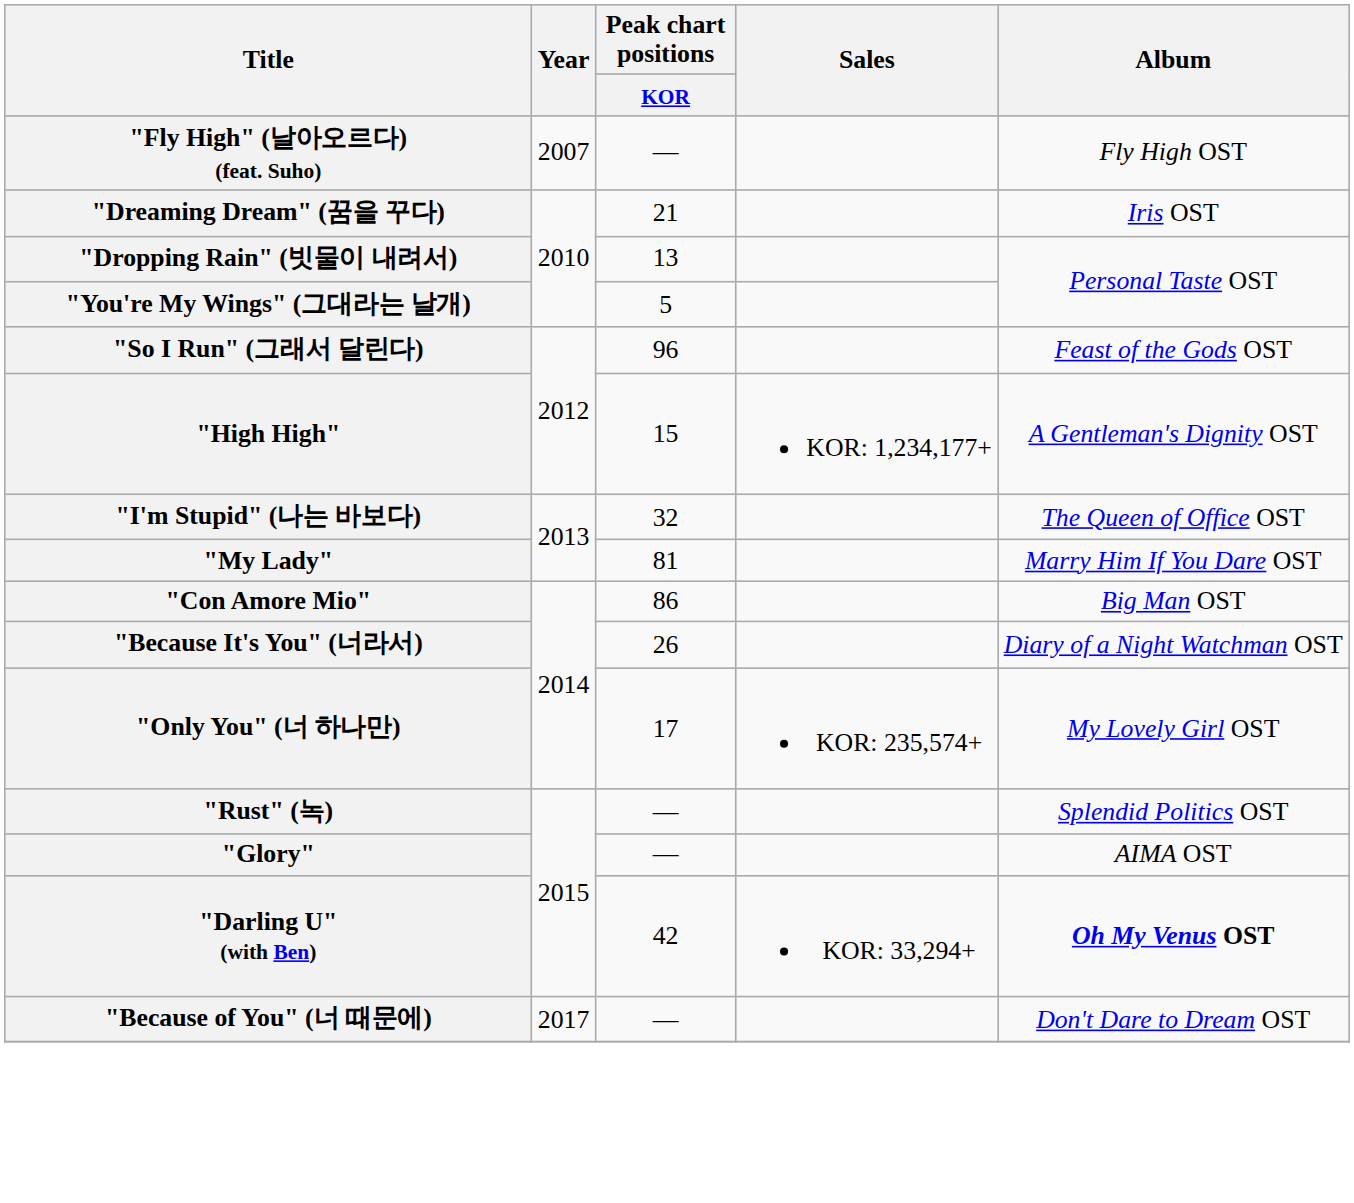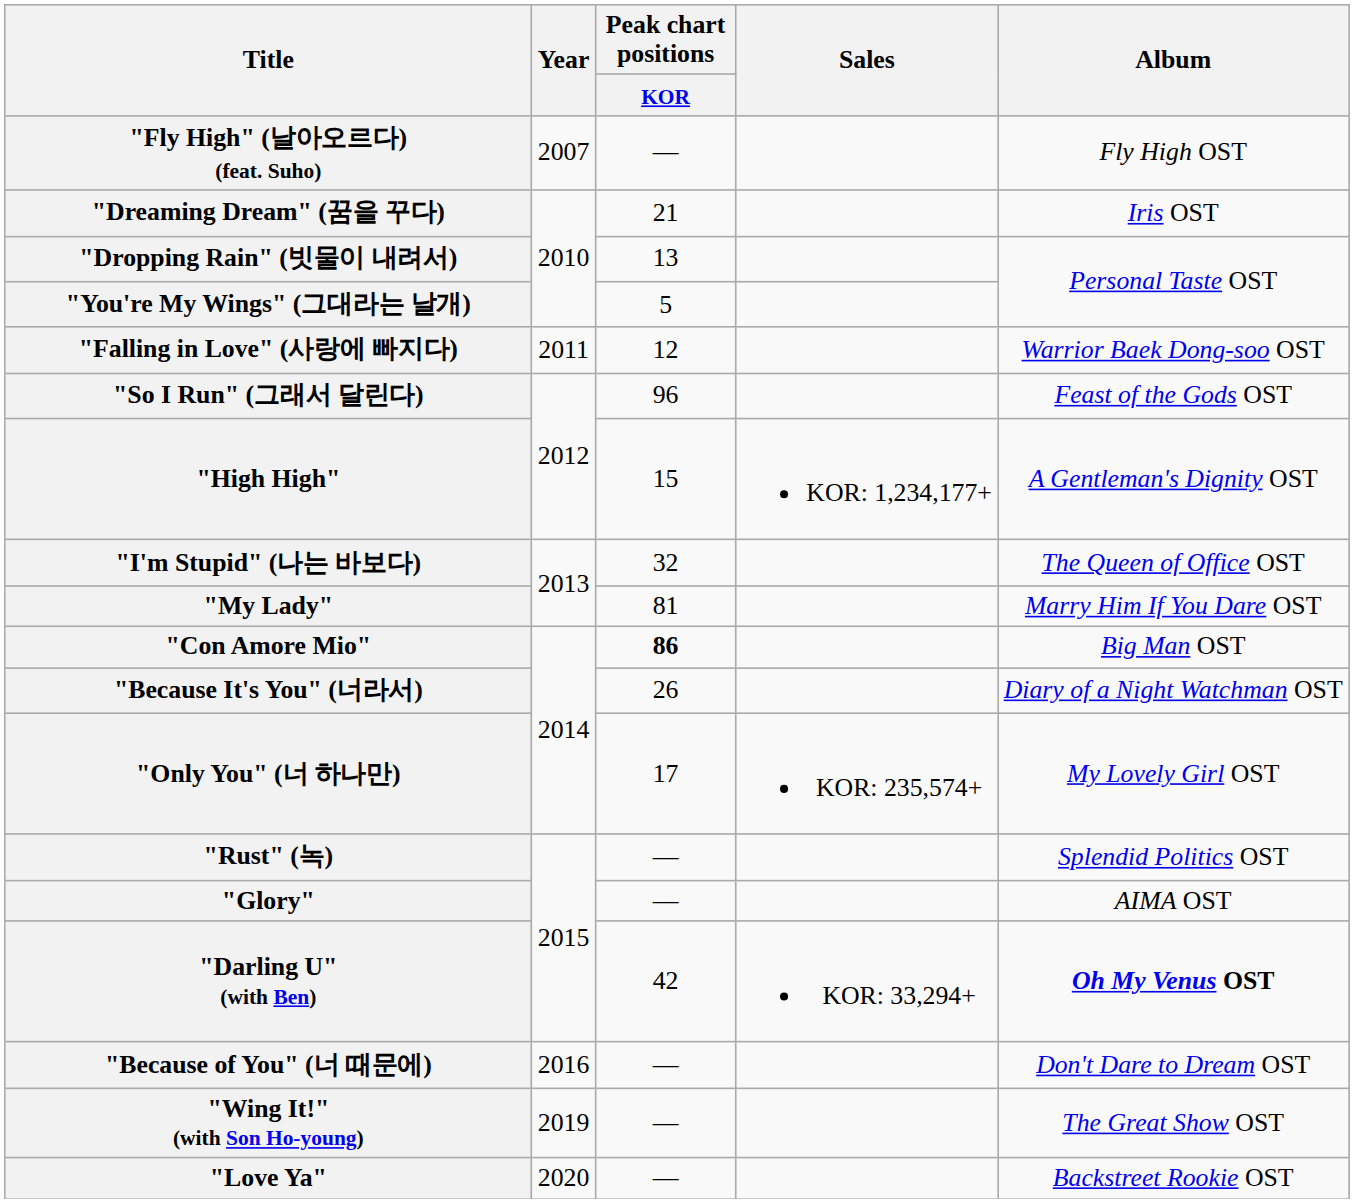+ row: (268, 348)
(666, 600) normal -> (666, 646) bold
(564, 1019) 2017 -> (564, 1064) 2016
+ row: (268, 1122)
+ row: (268, 1177)
